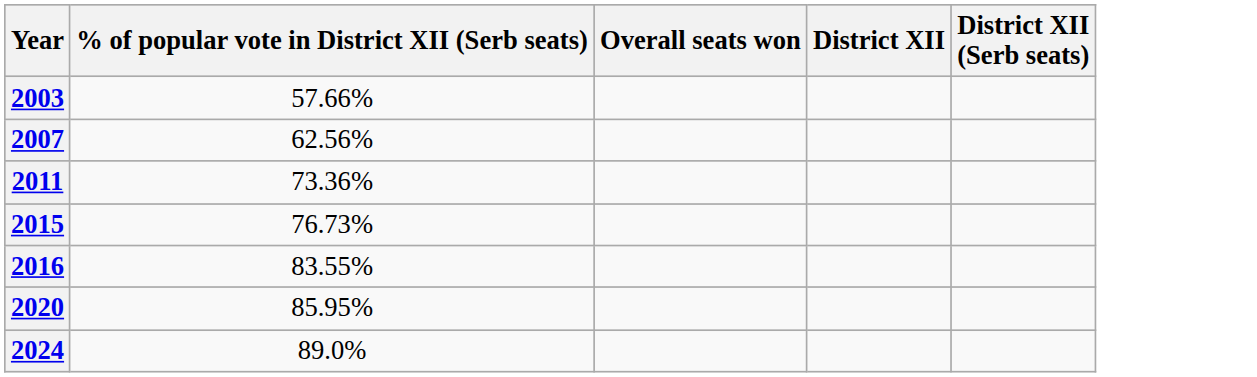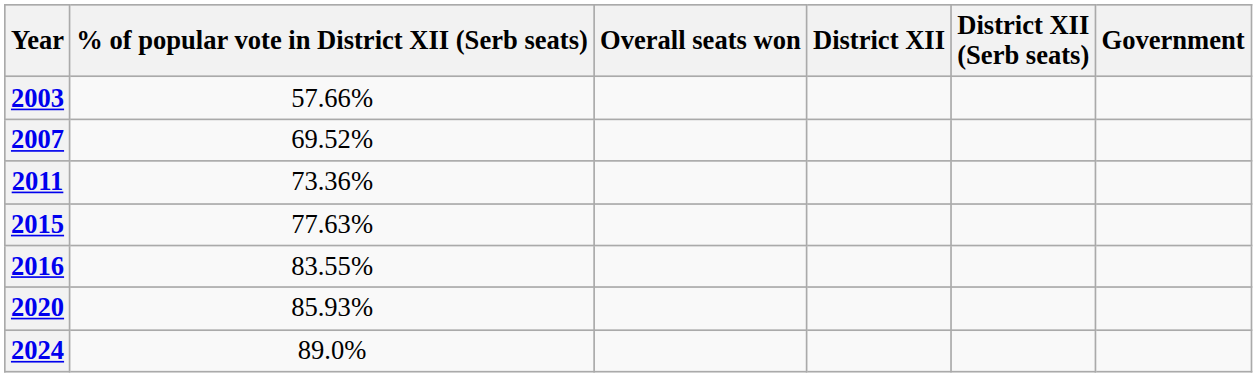+ column: (1173, 40)
(332, 139) 62.56% -> (332, 139) 69.52%
(332, 223) 76.73% -> (332, 223) 77.63%
(332, 308) 85.95% -> (332, 308) 85.93%
